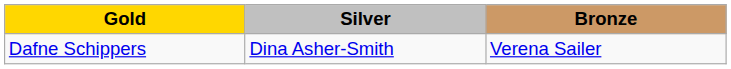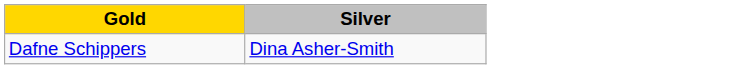- column: (606, 19)
